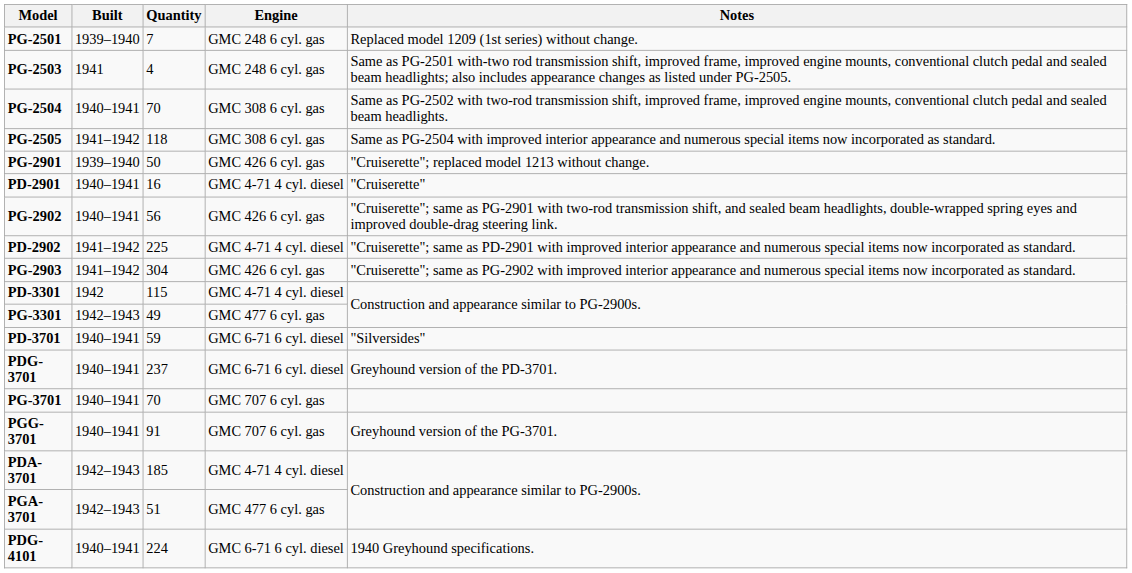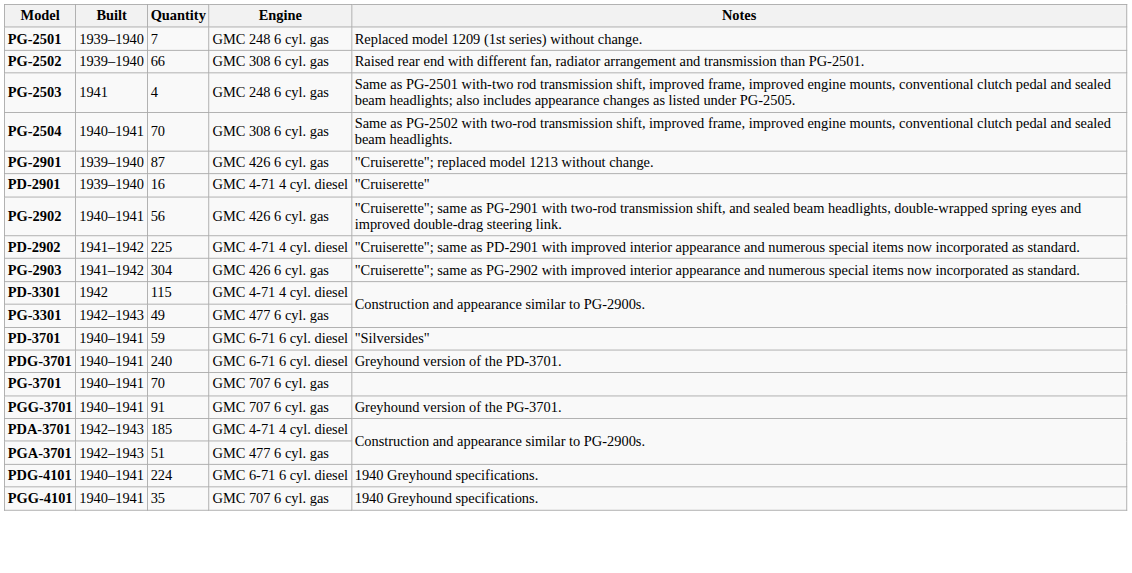+ row: (35, 61)
- row: (35, 139)
(154, 162) 50 -> (158, 162) 87
(107, 185) 1940–1941 -> (112, 185) 1939–1940
(157, 369) 237 -> (161, 361) 240
+ row: (40, 498)
